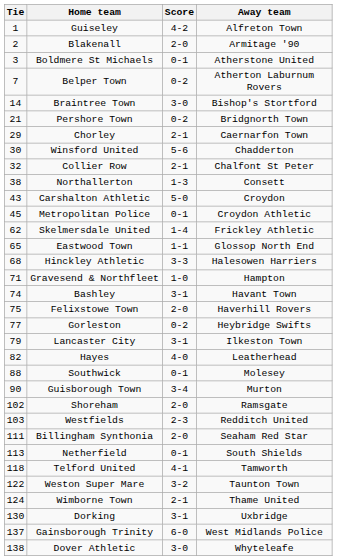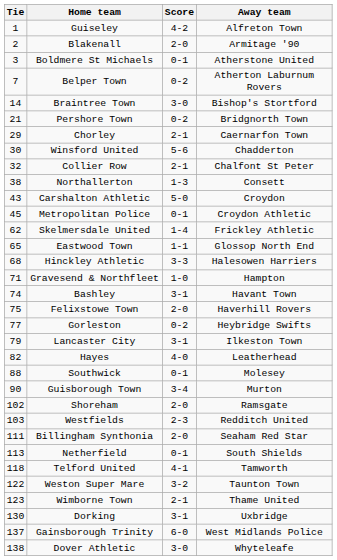(15, 500) 124 -> (15, 500) 123
